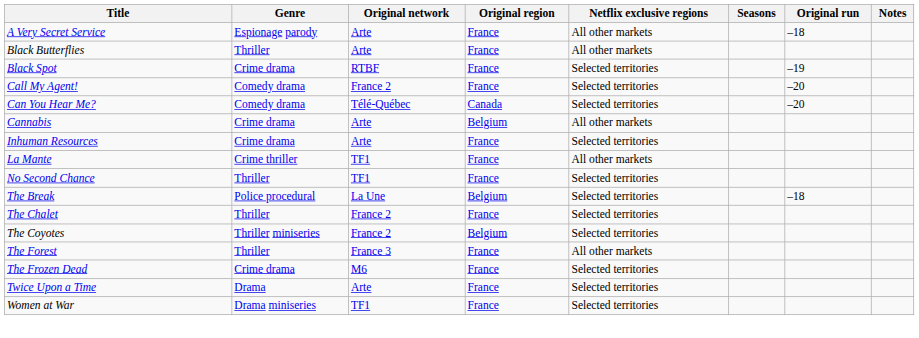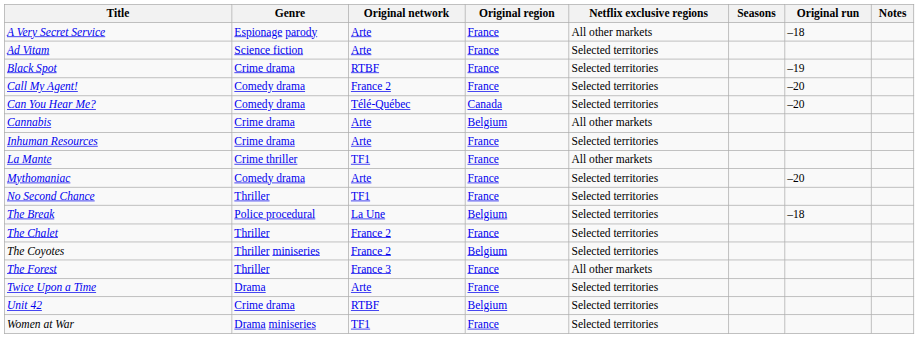+ row: (28, 50)
- row: (46, 50)
+ row: (39, 178)
- row: (47, 269)
+ row: (24, 305)
